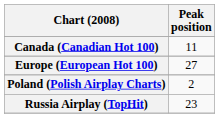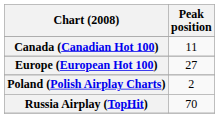(191, 103) 23 -> (191, 103) 70
